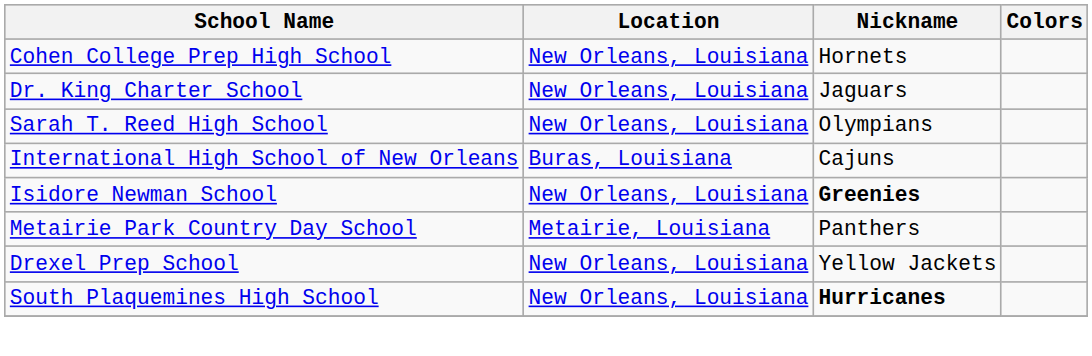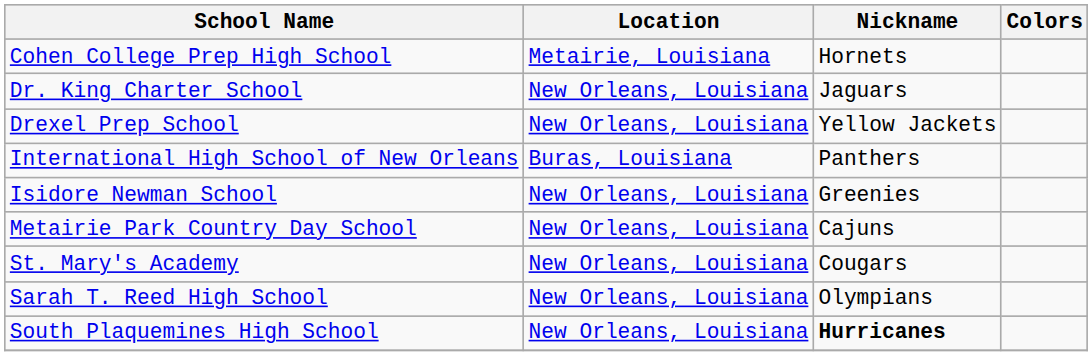(668, 57) New Orleans, Louisiana -> (649, 57) Metairie, Louisiana
rows swapped: (124, 264) <-> (169, 126)
(857, 160) Cajuns -> (869, 160) Panthers
(869, 195) bold -> (869, 195) normal
(649, 229) Metairie, Louisiana -> (668, 229) New Orleans, Louisiana
(869, 229) Panthers -> (857, 229) Cajuns
+ row: (124, 264)
